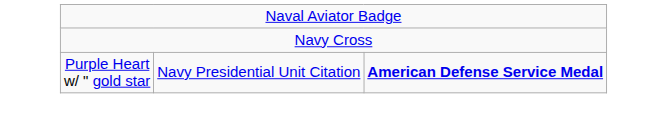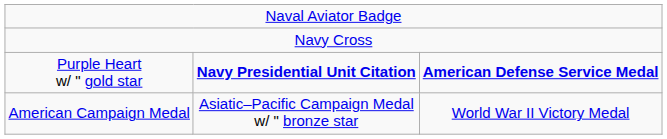(259, 72) normal -> (306, 72) bold
+ row: (99, 113)
